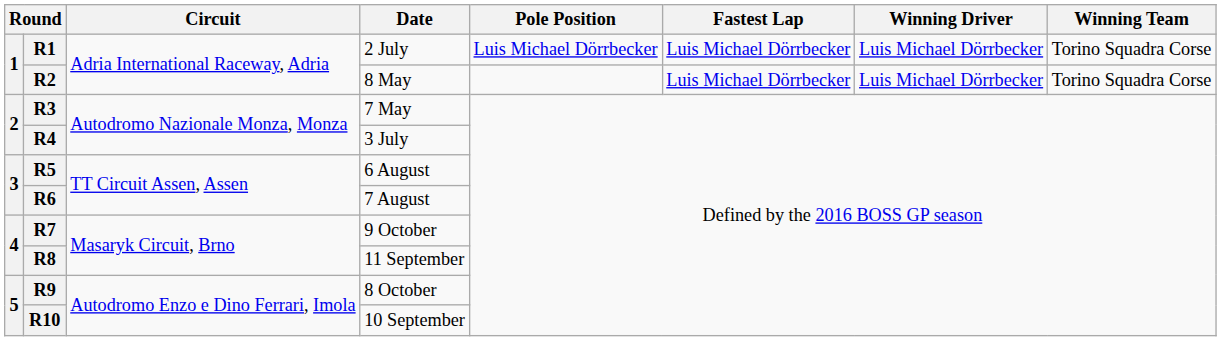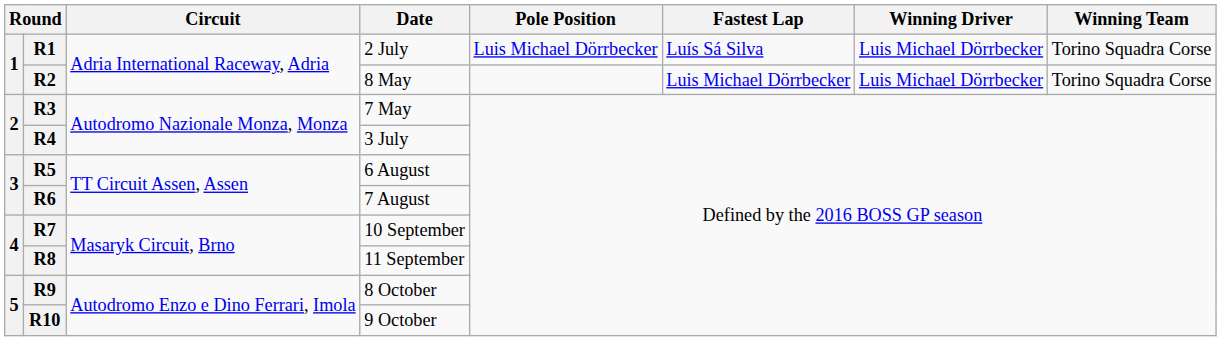(758, 49) Luis Michael Dörrbecker -> (715, 49) Luís Sá Silva
(400, 229) 9 October -> (415, 229) 10 September
(415, 319) 10 September -> (400, 319) 9 October
